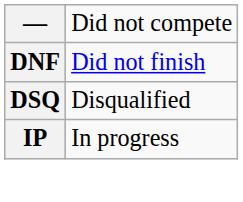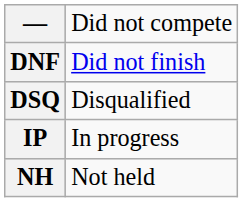+ row: (35, 176)
